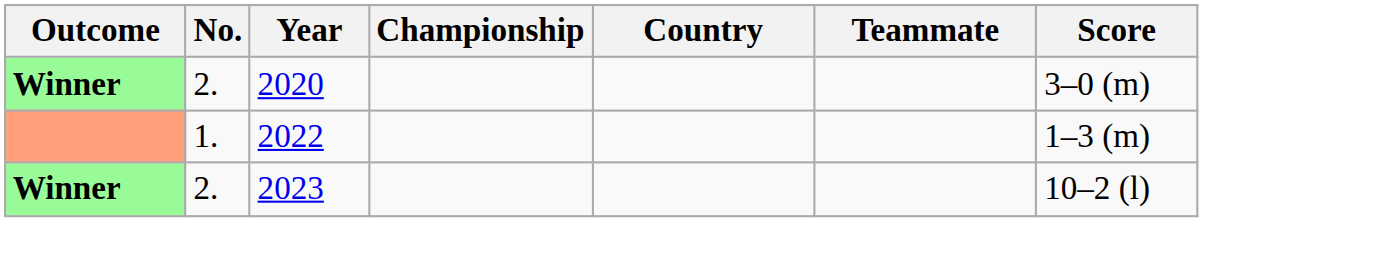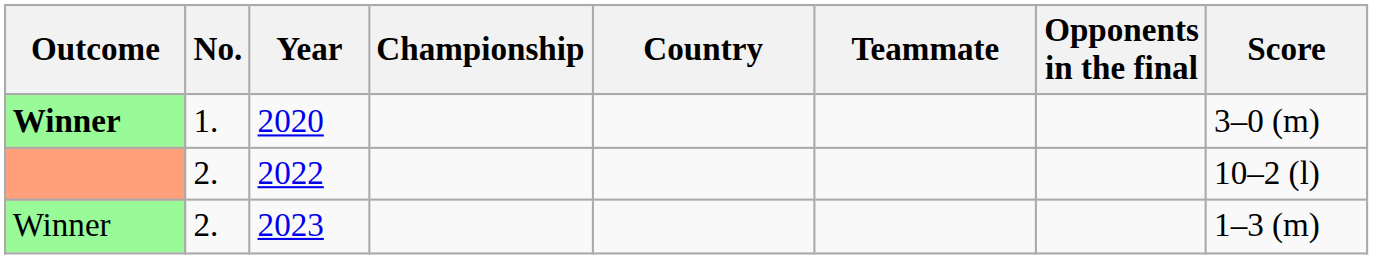+ column: (1121, 49)
(206, 83) 2. -> (206, 120) 1.
(206, 135) 1. -> (206, 173) 2.
(1097, 135) 1–3 (m) -> (1267, 173) 10–2 (l)
(67, 188) bold -> (62, 225) normal
(1097, 188) 10–2 (l) -> (1267, 225) 1–3 (m)
